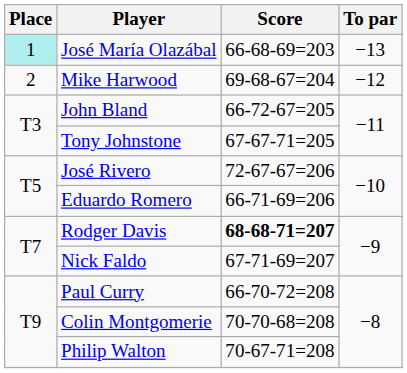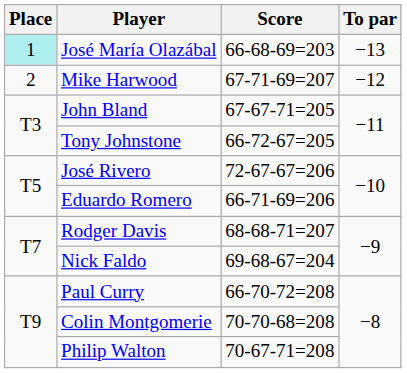(280, 79) 69-68-67=204 -> (280, 79) 67-71-69=207
(280, 110) 66-72-67=205 -> (280, 110) 67-67-71=205
(280, 140) 67-67-71=205 -> (280, 140) 66-72-67=205
(280, 230) bold -> (280, 230) normal
(280, 261) 67-71-69=207 -> (280, 261) 69-68-67=204
